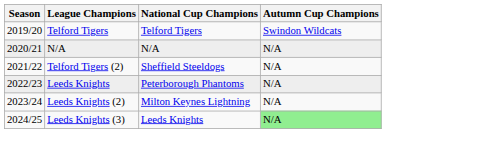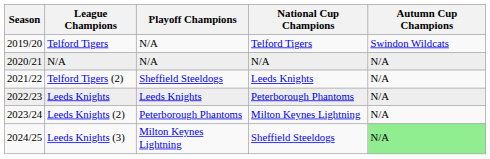+ column: (193, 19)
(183, 66) Sheffield Steeldogs -> (282, 78) Leeds Knights
(172, 119) Leeds Knights -> (293, 138) Sheffield Steeldogs
